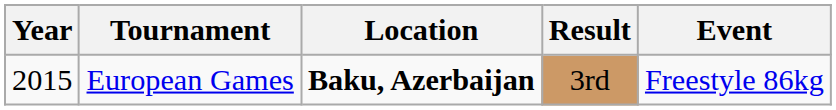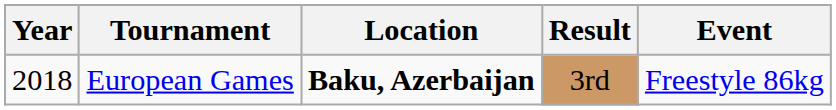(42, 79) 2015 -> (42, 79) 2018
